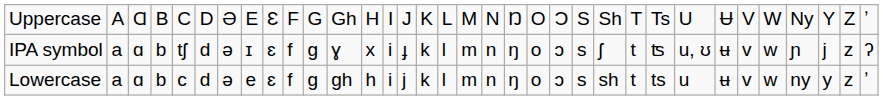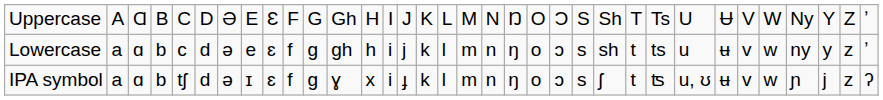rows swapped: (55, 79) <-> (56, 49)
